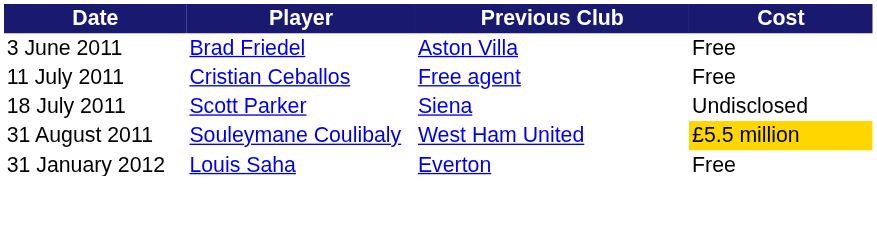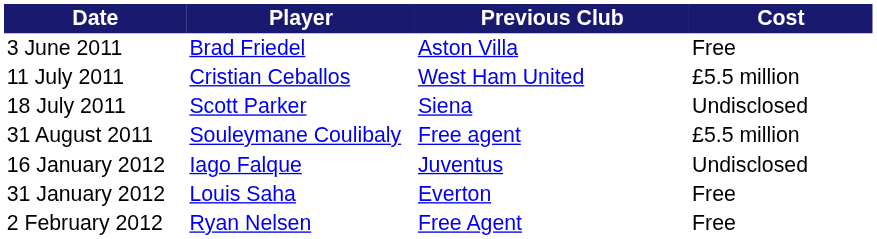(469, 76) Free agent -> (501, 76) West Ham United
(714, 76) Free -> (746, 76) £5.5 million
(501, 135) West Ham United -> (469, 135) Free agent
(746, 135) gold background -> (746, 135) no background
+ row: (86, 164)
+ row: (85, 223)
